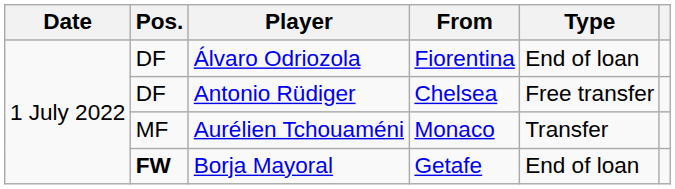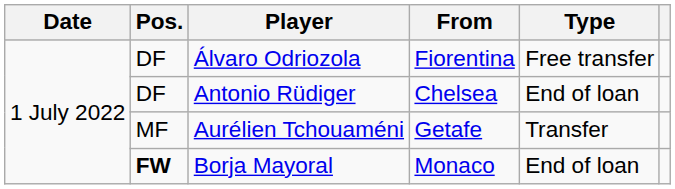(582, 58) End of loan -> (590, 58) Free transfer
(590, 93) Free transfer -> (582, 93) End of loan
(455, 129) Monaco -> (448, 129) Getafe
(448, 165) Getafe -> (455, 165) Monaco
